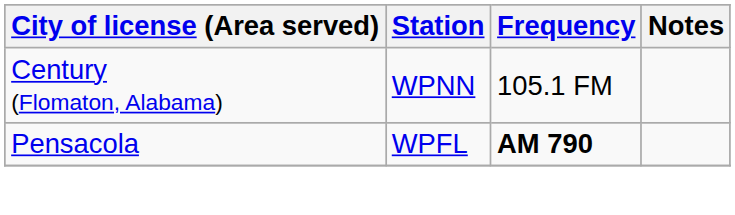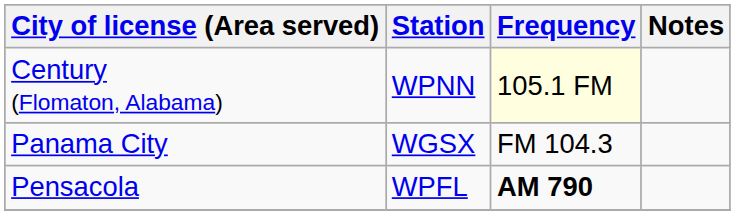(555, 84) no background -> (555, 84) lightyellow background
+ row: (89, 143)
